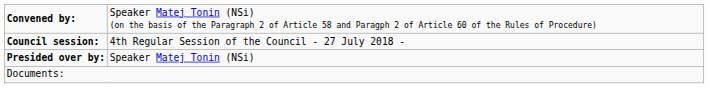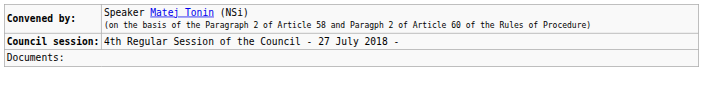- row: (56, 58)
